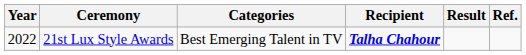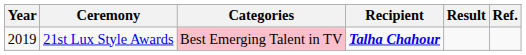(22, 38) 2022 -> (22, 38) 2019
(261, 38) no background -> (261, 38) pink background
